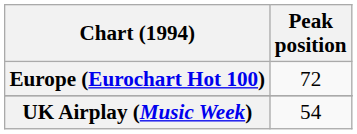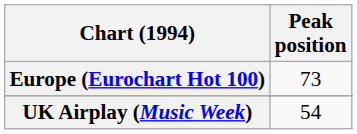(311, 78) 72 -> (311, 78) 73
